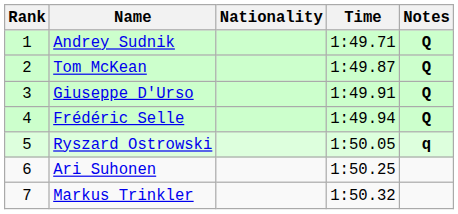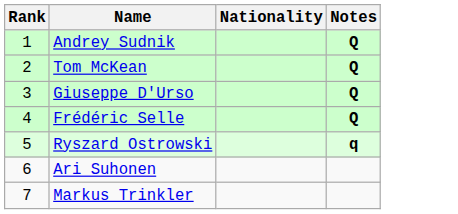- column: (363, 17)
